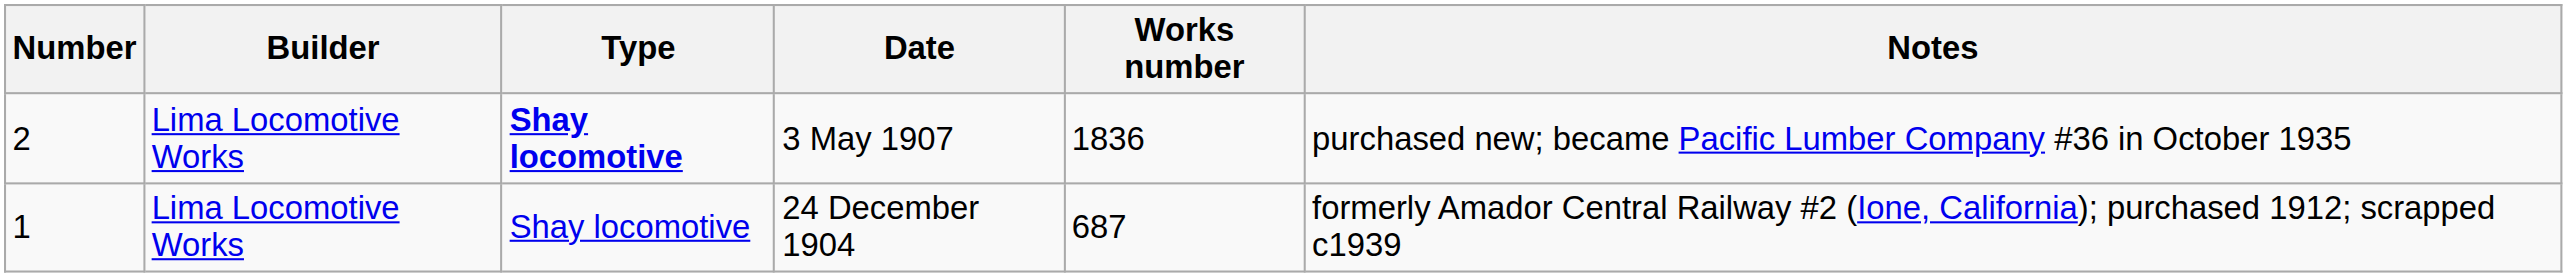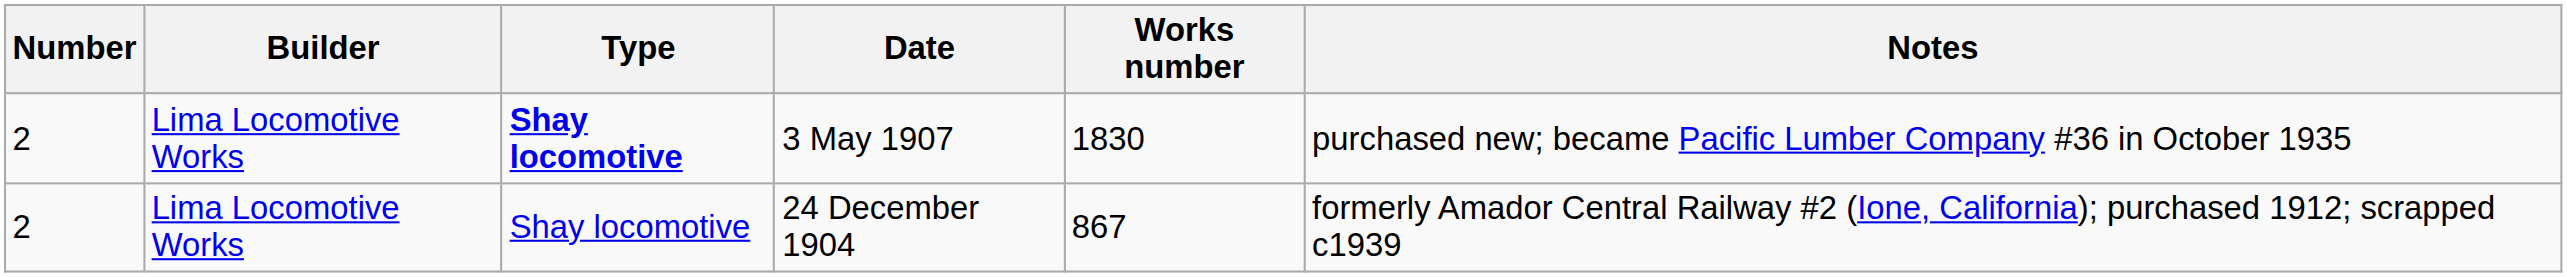(1108, 137) 1836 -> (1108, 137) 1830
(22, 226) 1 -> (22, 226) 2
(1099, 226) 687 -> (1099, 226) 867
